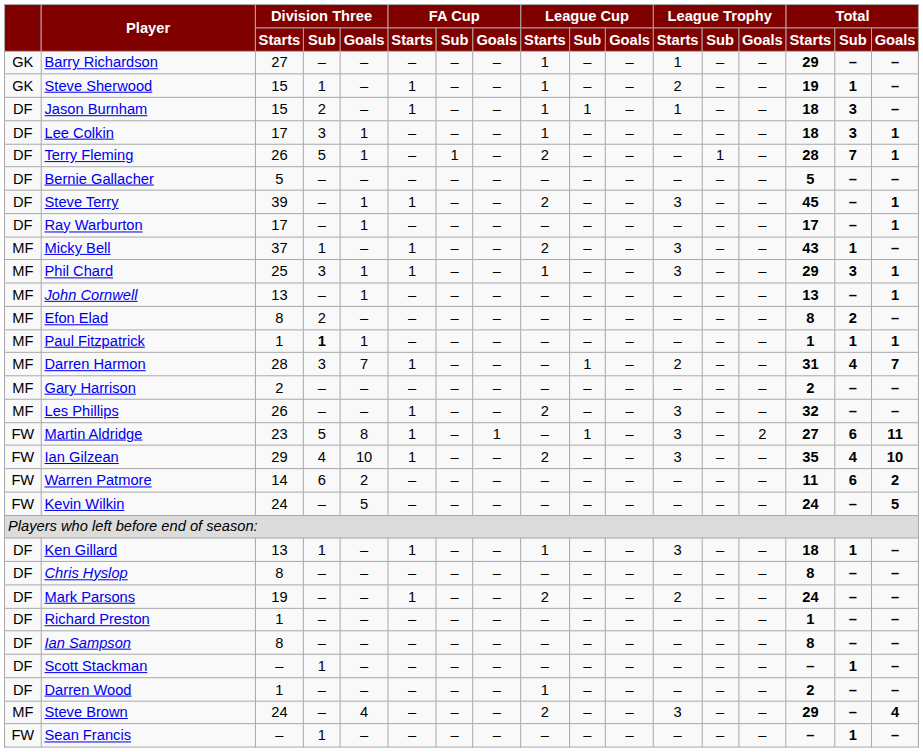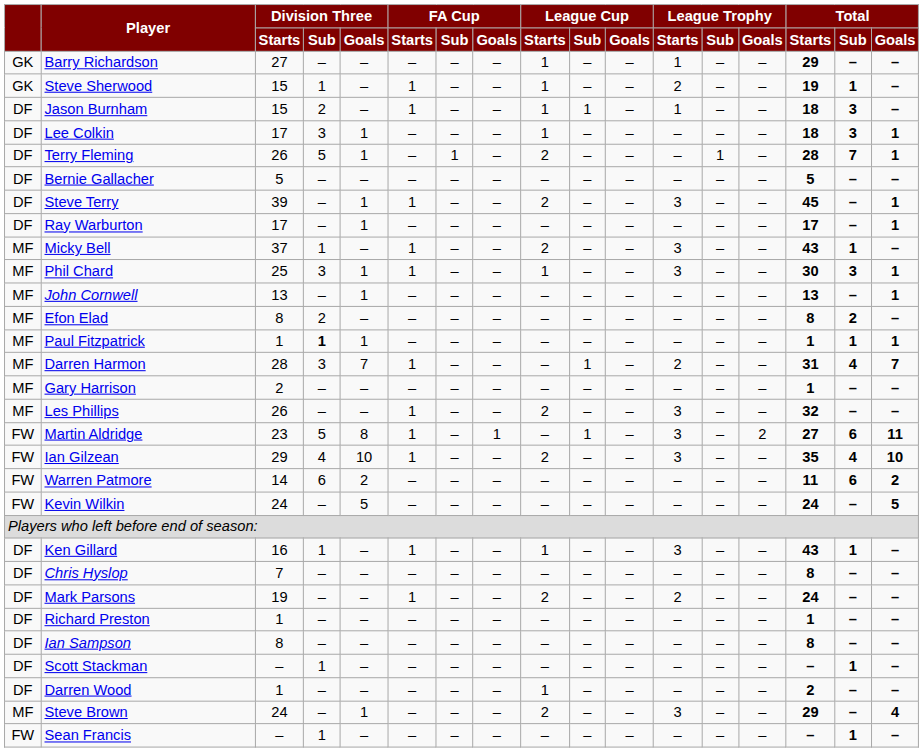(810, 272) 29 -> (810, 272) 30
(810, 388) 2 -> (810, 388) 1
(279, 550) 13 -> (279, 550) 16
(810, 550) 18 -> (810, 550) 43
(279, 573) 8 -> (279, 573) 7
(364, 713) 4 -> (364, 713) 1
